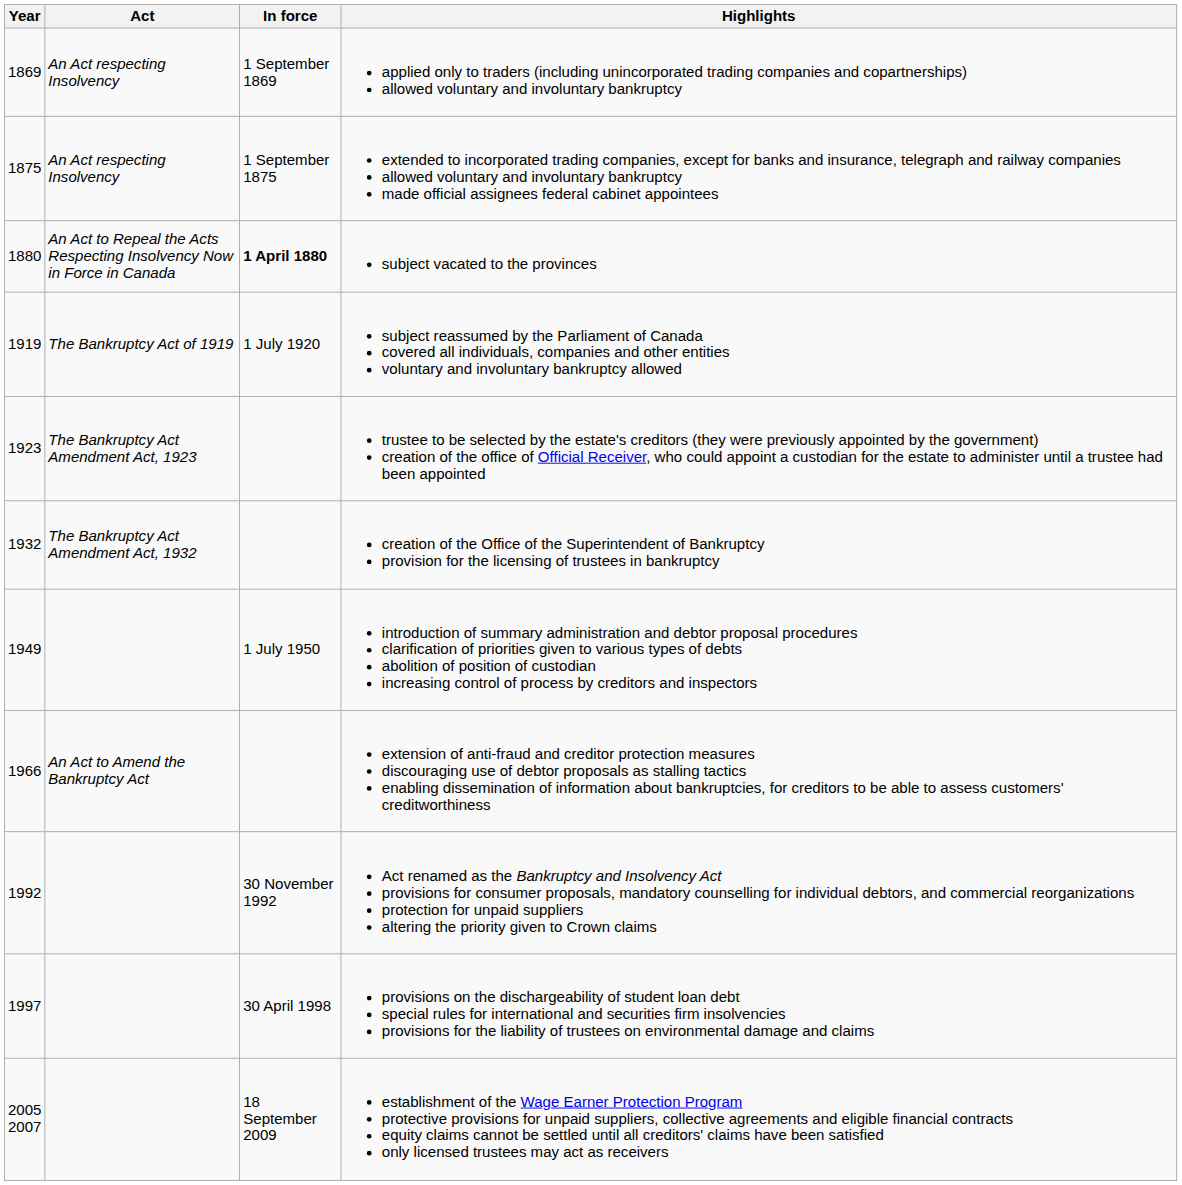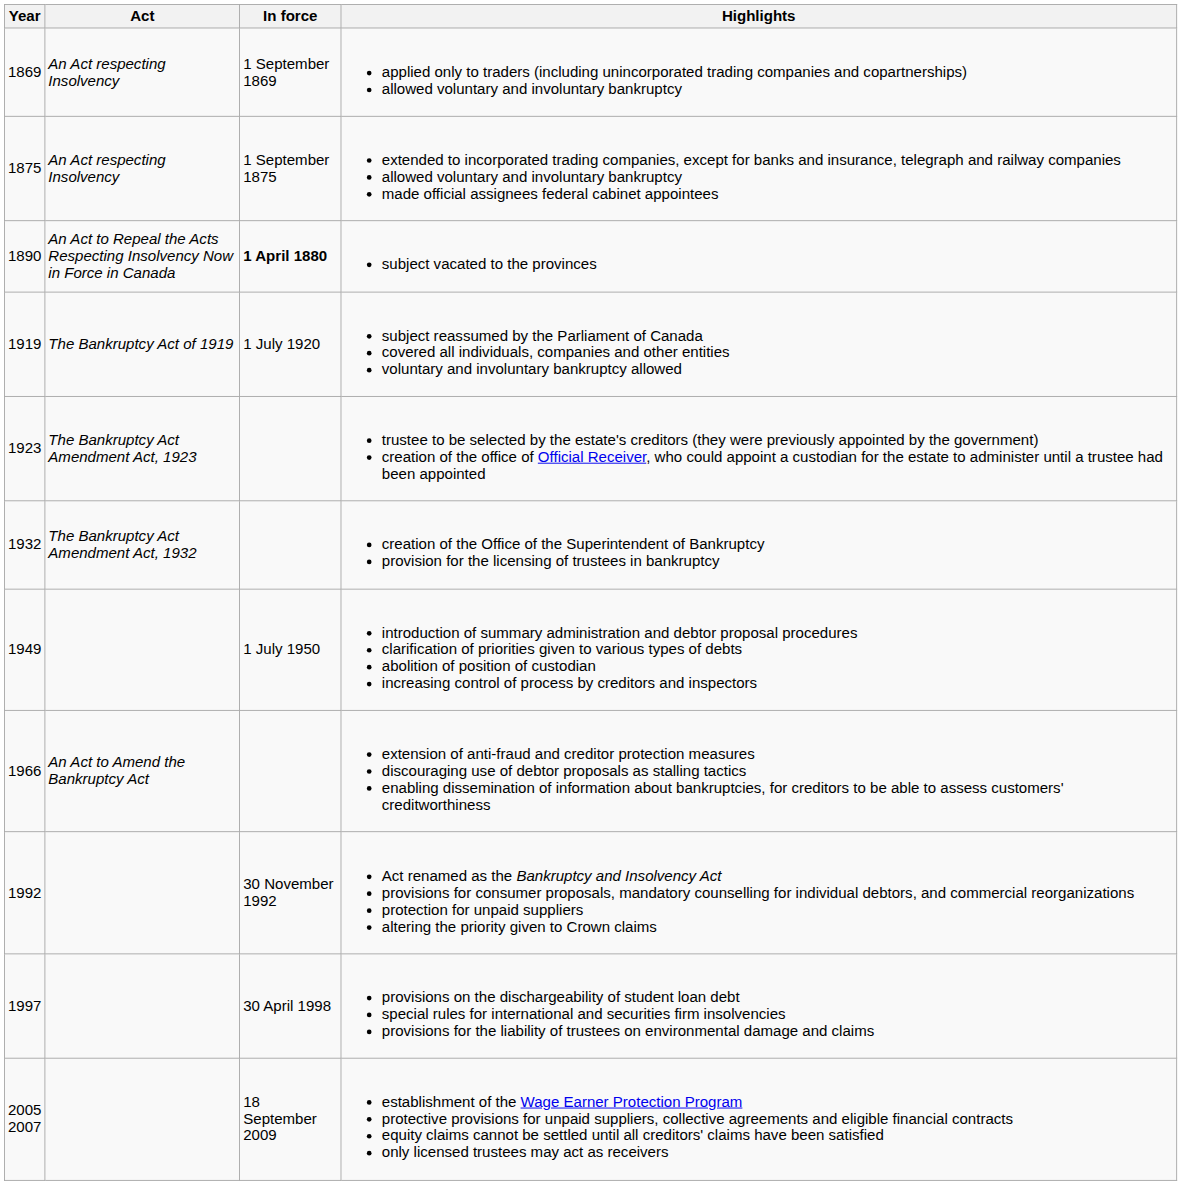(25, 256) 1880 -> (25, 256) 1890
